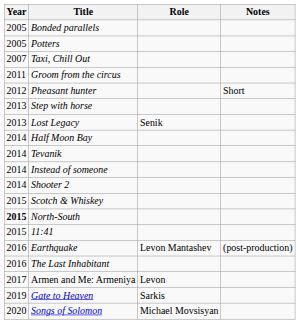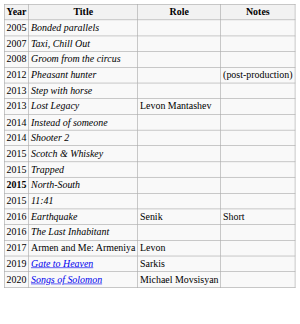- row: (45, 43)
(16, 75) 2011 -> (17, 59) 2008
(234, 91) Short -> (258, 75) (post-production)
(151, 122) Senik -> (176, 106) Levon Mantashev
- row: (62, 138)
- row: (46, 153)
+ row: (48, 169)
(176, 248) Levon Mantashev -> (151, 216) Senik
(258, 248) (post-production) -> (234, 216) Short
